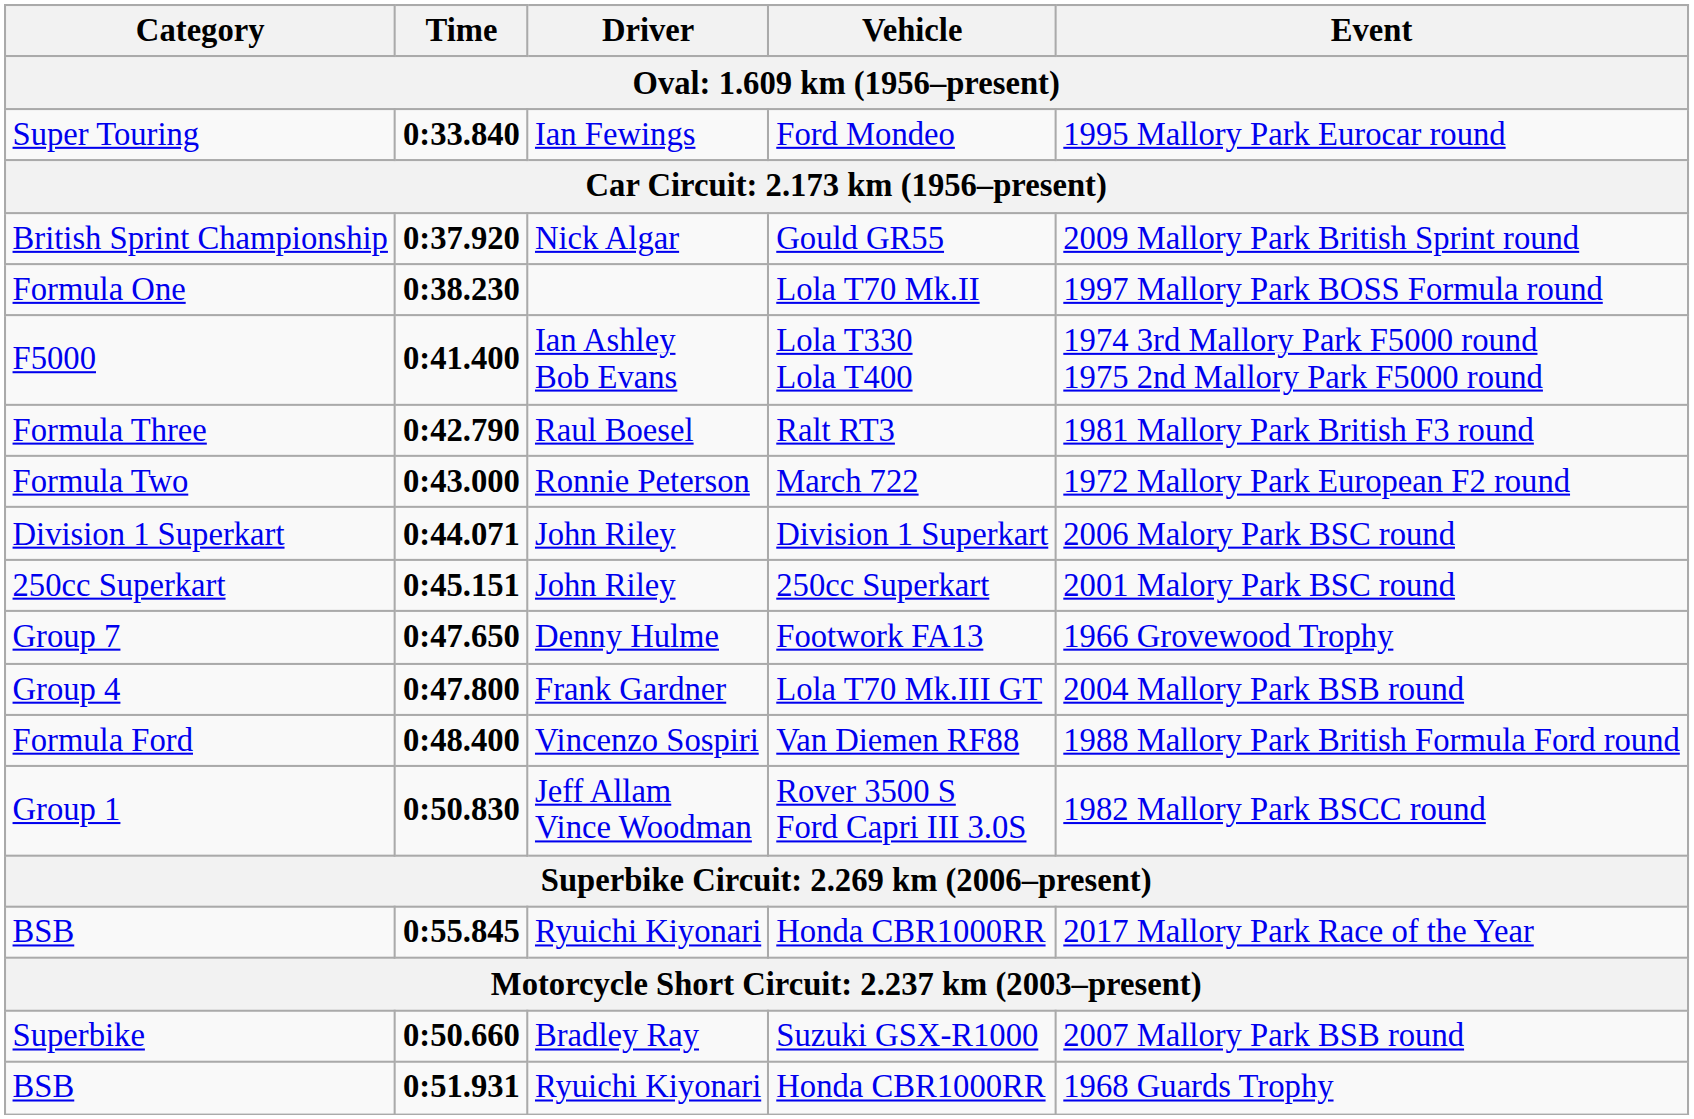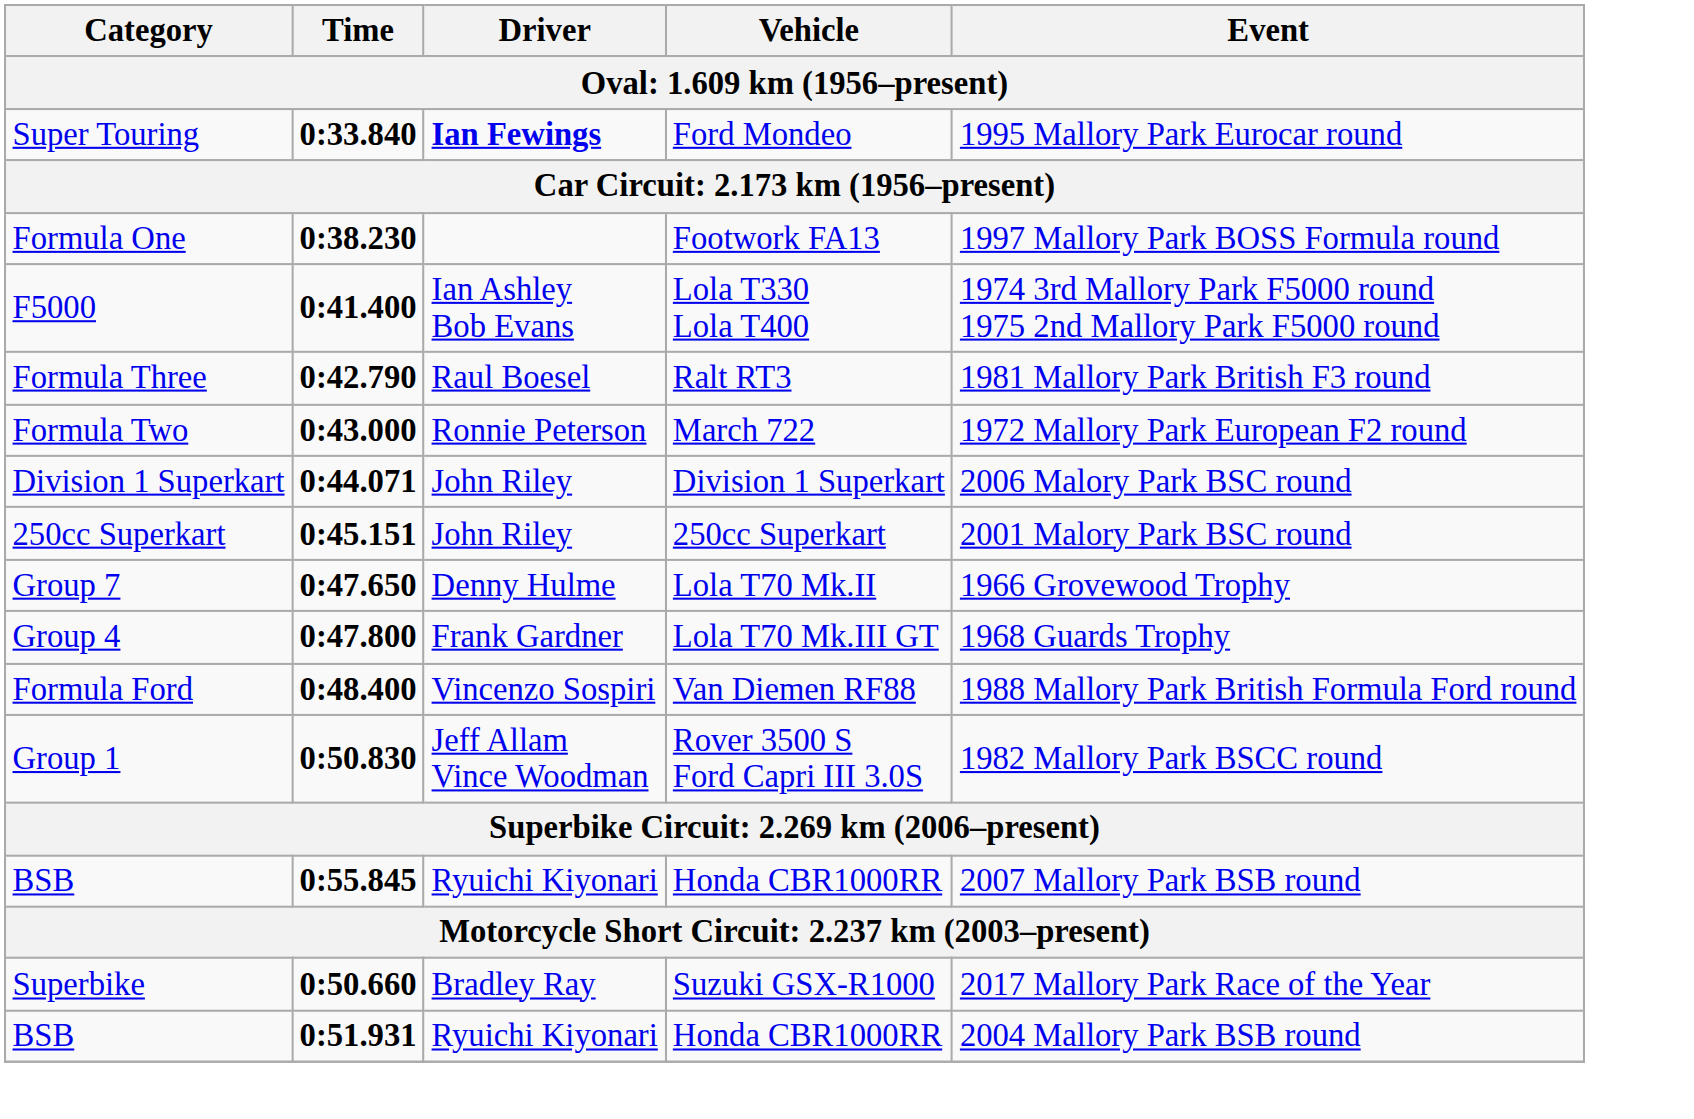(615, 133) normal -> (516, 133) bold
- row: (200, 237)
(878, 289) Lola T70 Mk.II -> (776, 237) Footwork FA13
(880, 636) Footwork FA13 -> (775, 584) Lola T70 Mk.II
(1264, 688) 2004 Mallory Park BSB round -> (1095, 636) 1968 Guards Trophy
(1299, 932) 2017 Mallory Park Race of the Year -> (1160, 880) 2007 Mallory Park BSB round
(1264, 1035) 2007 Mallory Park BSB round -> (1195, 983) 2017 Mallory Park Race of the Year
(1198, 1087) 1968 Guards Trophy -> (1160, 1035) 2004 Mallory Park BSB round
